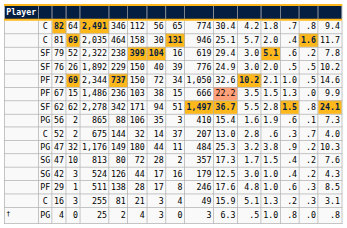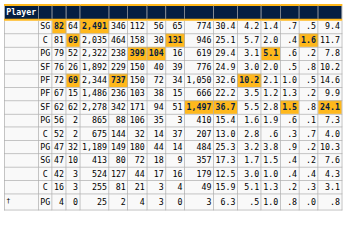(45, 27) C -> (45, 27) SG
(271, 27) 1.8 -> (271, 27) 1.4
(311, 27) .8 -> (311, 27) .5
(45, 54) SF -> (45, 54) PG
(252, 54) 3.0 -> (252, 54) 3.1
(311, 67) .5 -> (311, 67) .8
(225, 94) lightsalmon background -> (225, 94) no background
(271, 94) 1.5 -> (271, 94) 1.2
(311, 94) .0 -> (311, 94) .2
(94, 148) 1,176 -> (94, 148) 1,189
(178, 148) 11 -> (178, 148) 14
(99, 161) 813 -> (99, 161) 413
(159, 161) 28 -> (159, 161) 18
(180, 161) 2 -> (180, 161) 9
(45, 174) SG -> (45, 174) C
(118, 174) 126 -> (118, 174) 127
(311, 174) .2 -> (311, 174) .4
- row: (59, 188)
